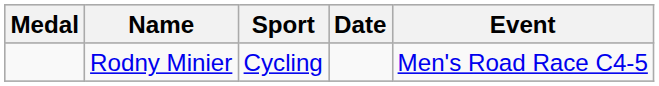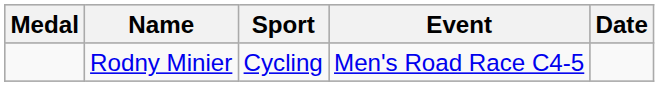columns swapped: (523, 24) <-> (360, 24)
